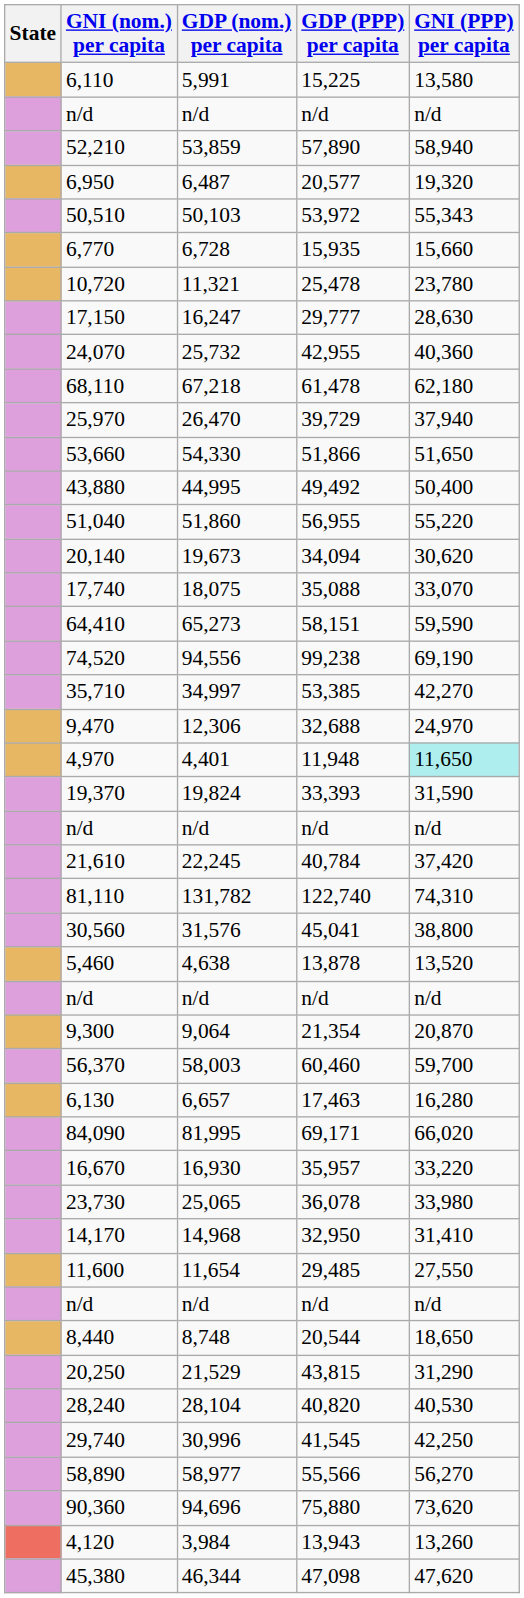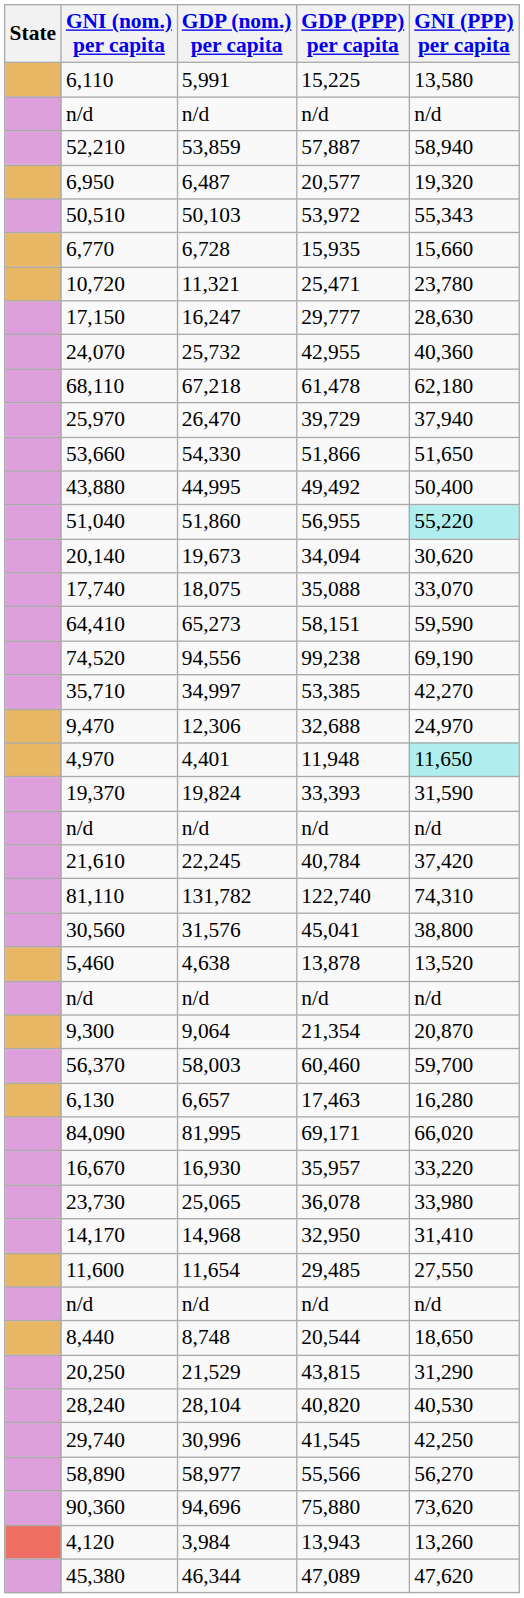(331, 147) 57,890 -> (331, 147) 57,887
(331, 283) 25,478 -> (331, 283) 25,471
(444, 521) no background -> (444, 521) paleturquoise background
(331, 1575) 47,098 -> (331, 1575) 47,089
